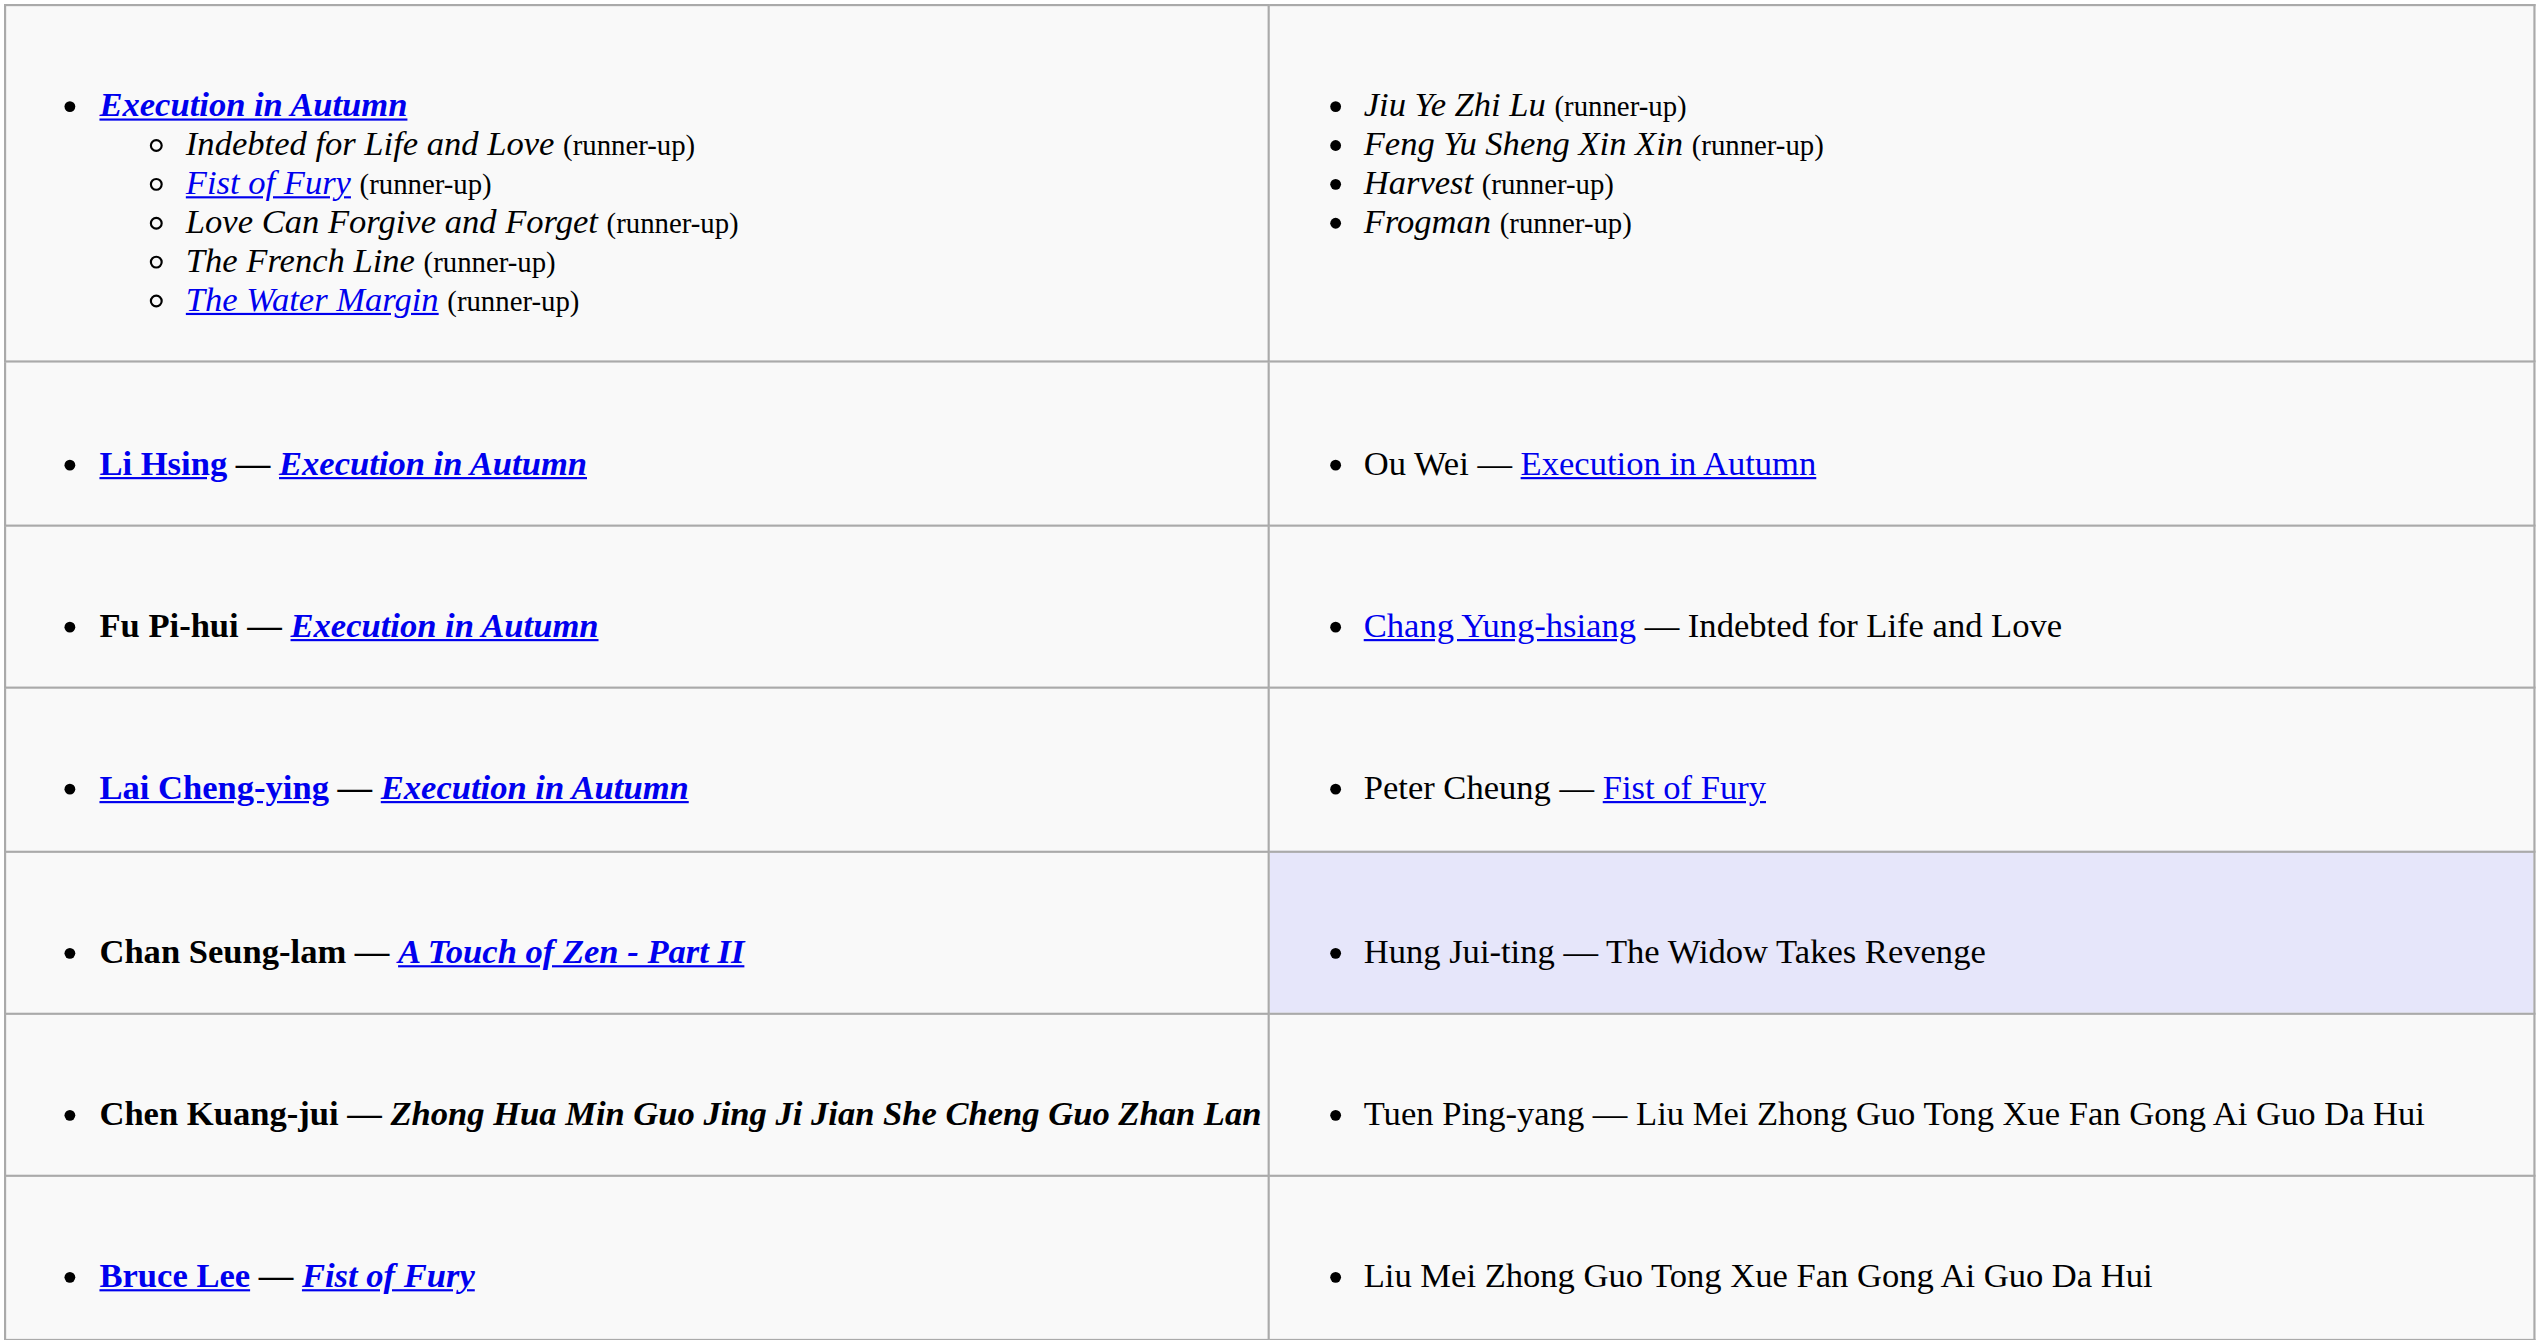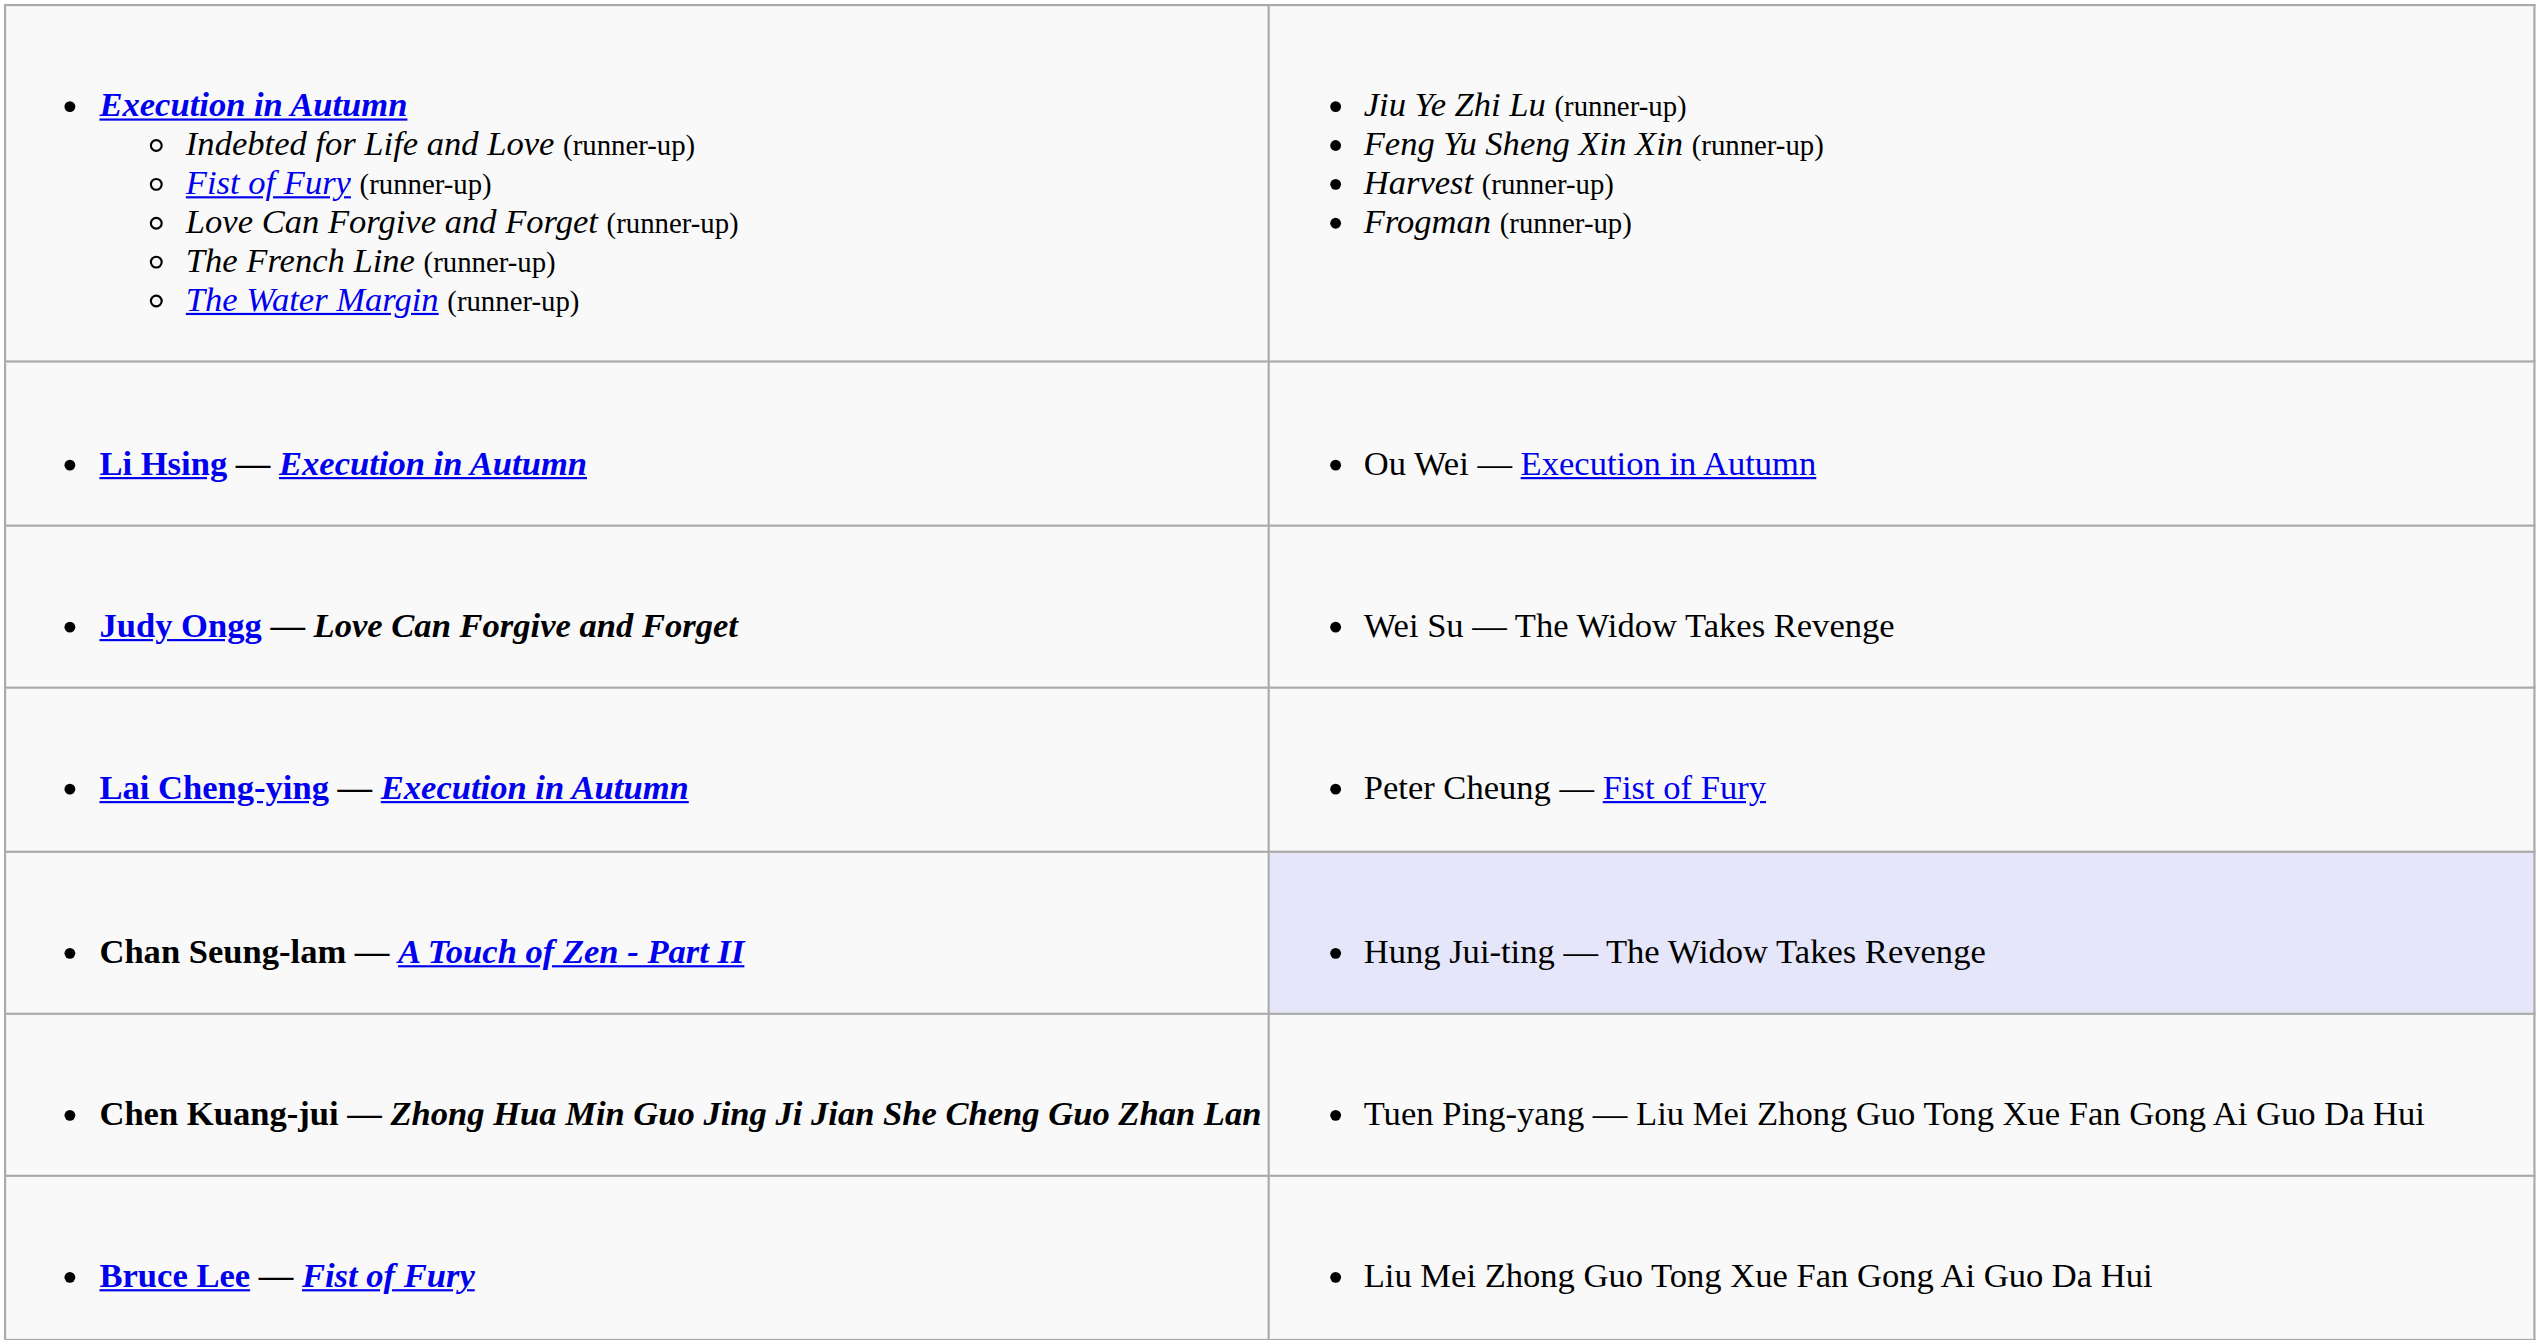+ row: (637, 626)
- row: (637, 626)
